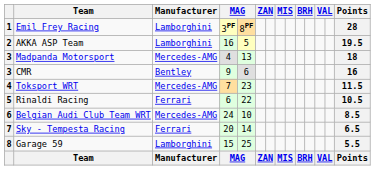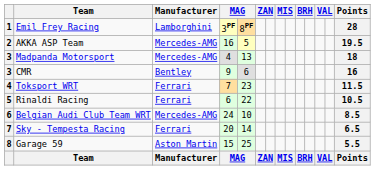(184, 43) Lamborghini -> (186, 43) Mercedes-AMG
(186, 86) Mercedes-AMG -> (173, 86) Ferrari
(184, 144) Lamborghini -> (186, 144) Aston Martin
